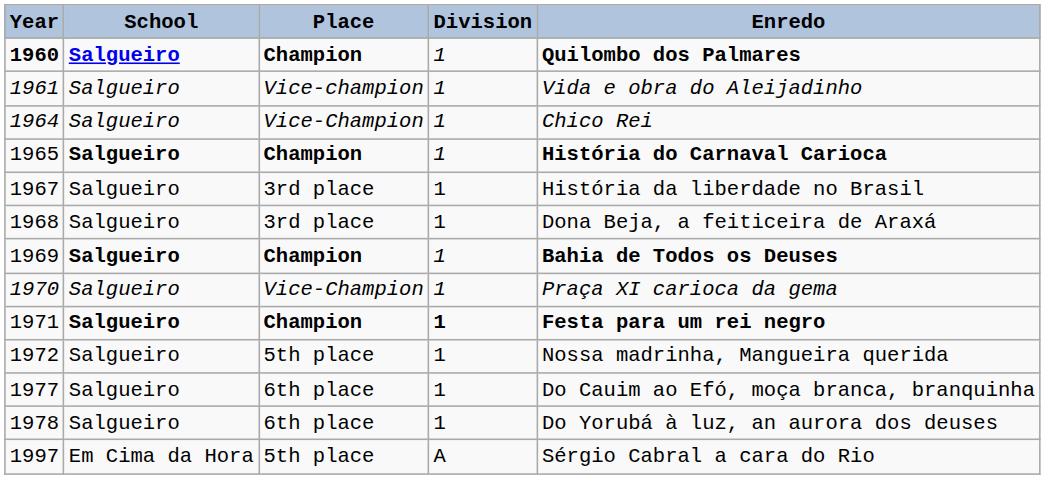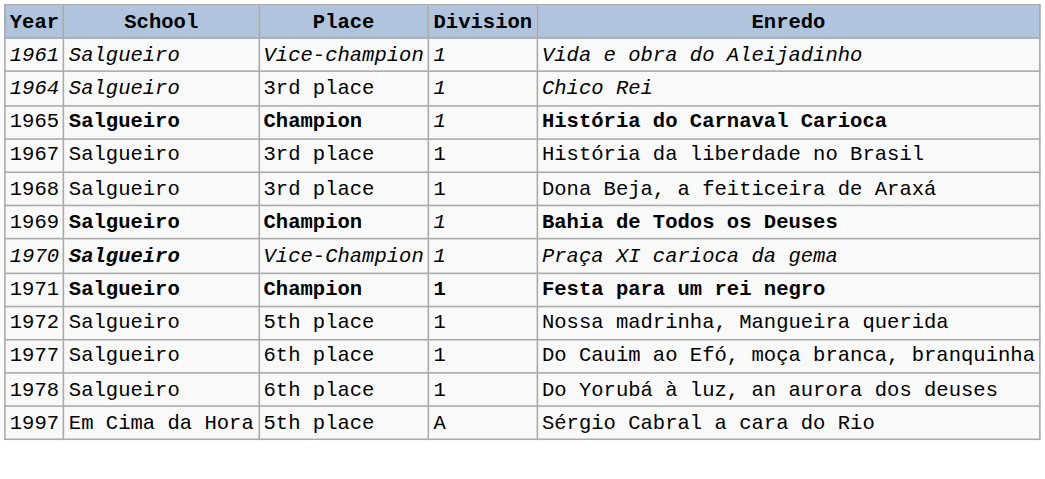- row: (34, 55)
(344, 122) Vice-Champion -> (319, 88) 3rd place
(124, 289) normal -> (124, 256) bold
